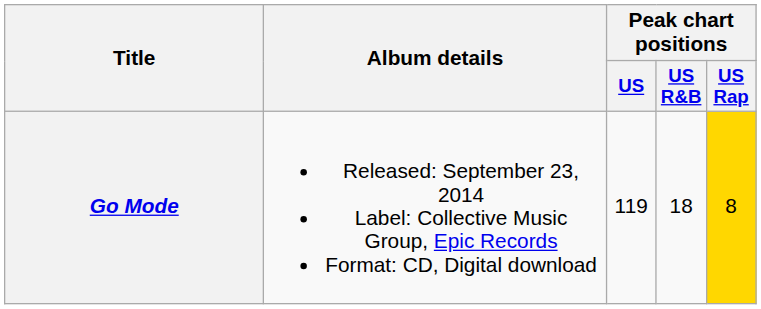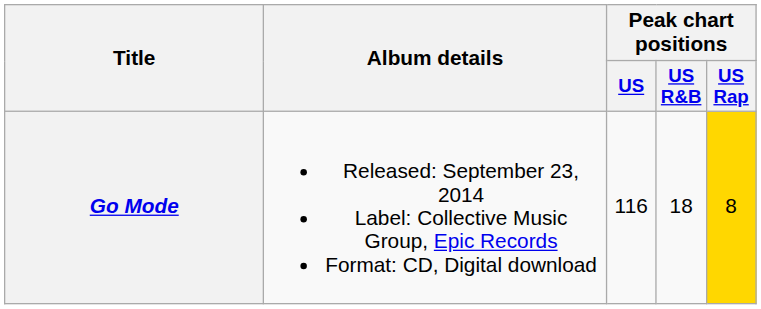(631, 207) 119 -> (631, 207) 116
